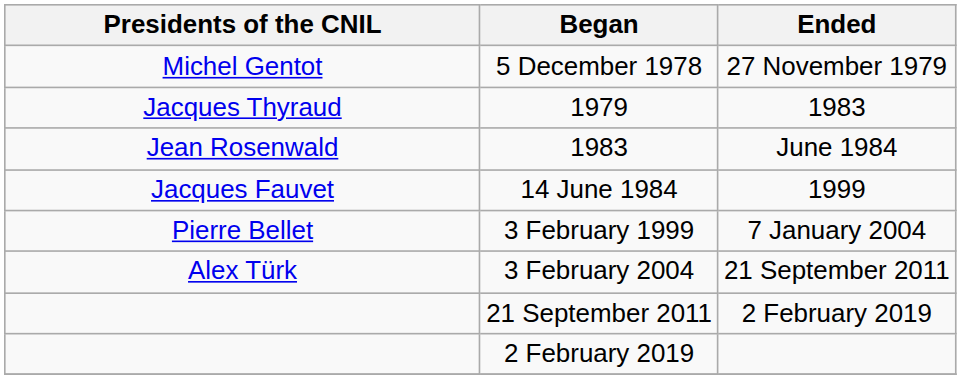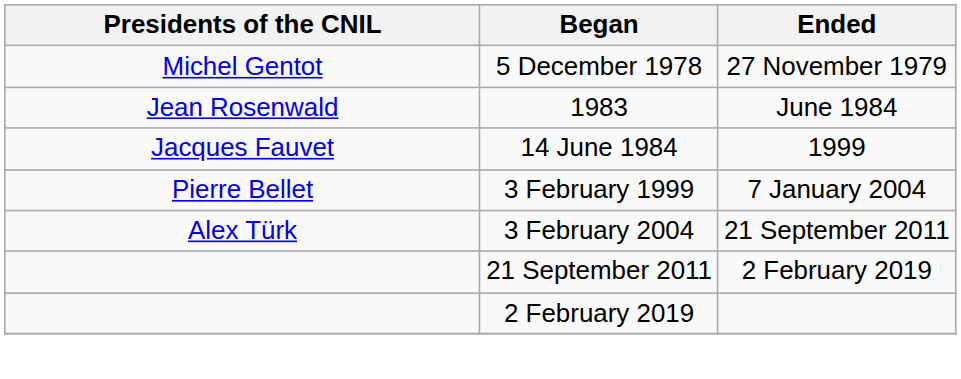- row: (599, 107)
